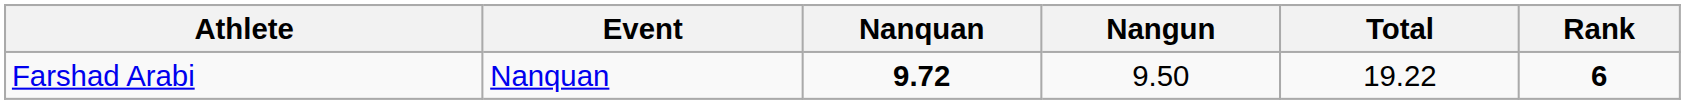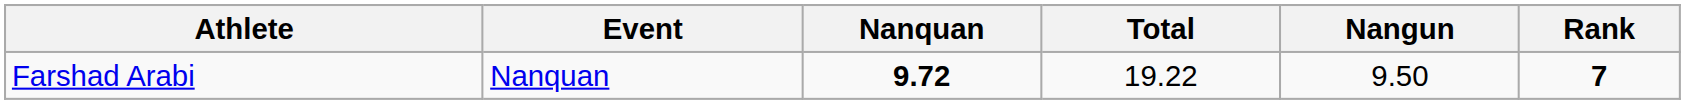columns swapped: (1161, 29) <-> (1400, 29)
(1599, 75) 6 -> (1599, 75) 7
